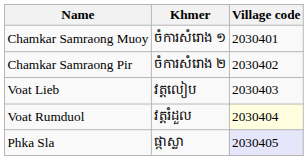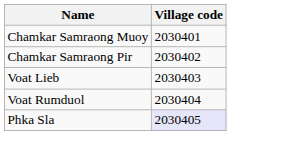- column: (190, 15)
(255, 116) lightyellow background -> (178, 99) no background
